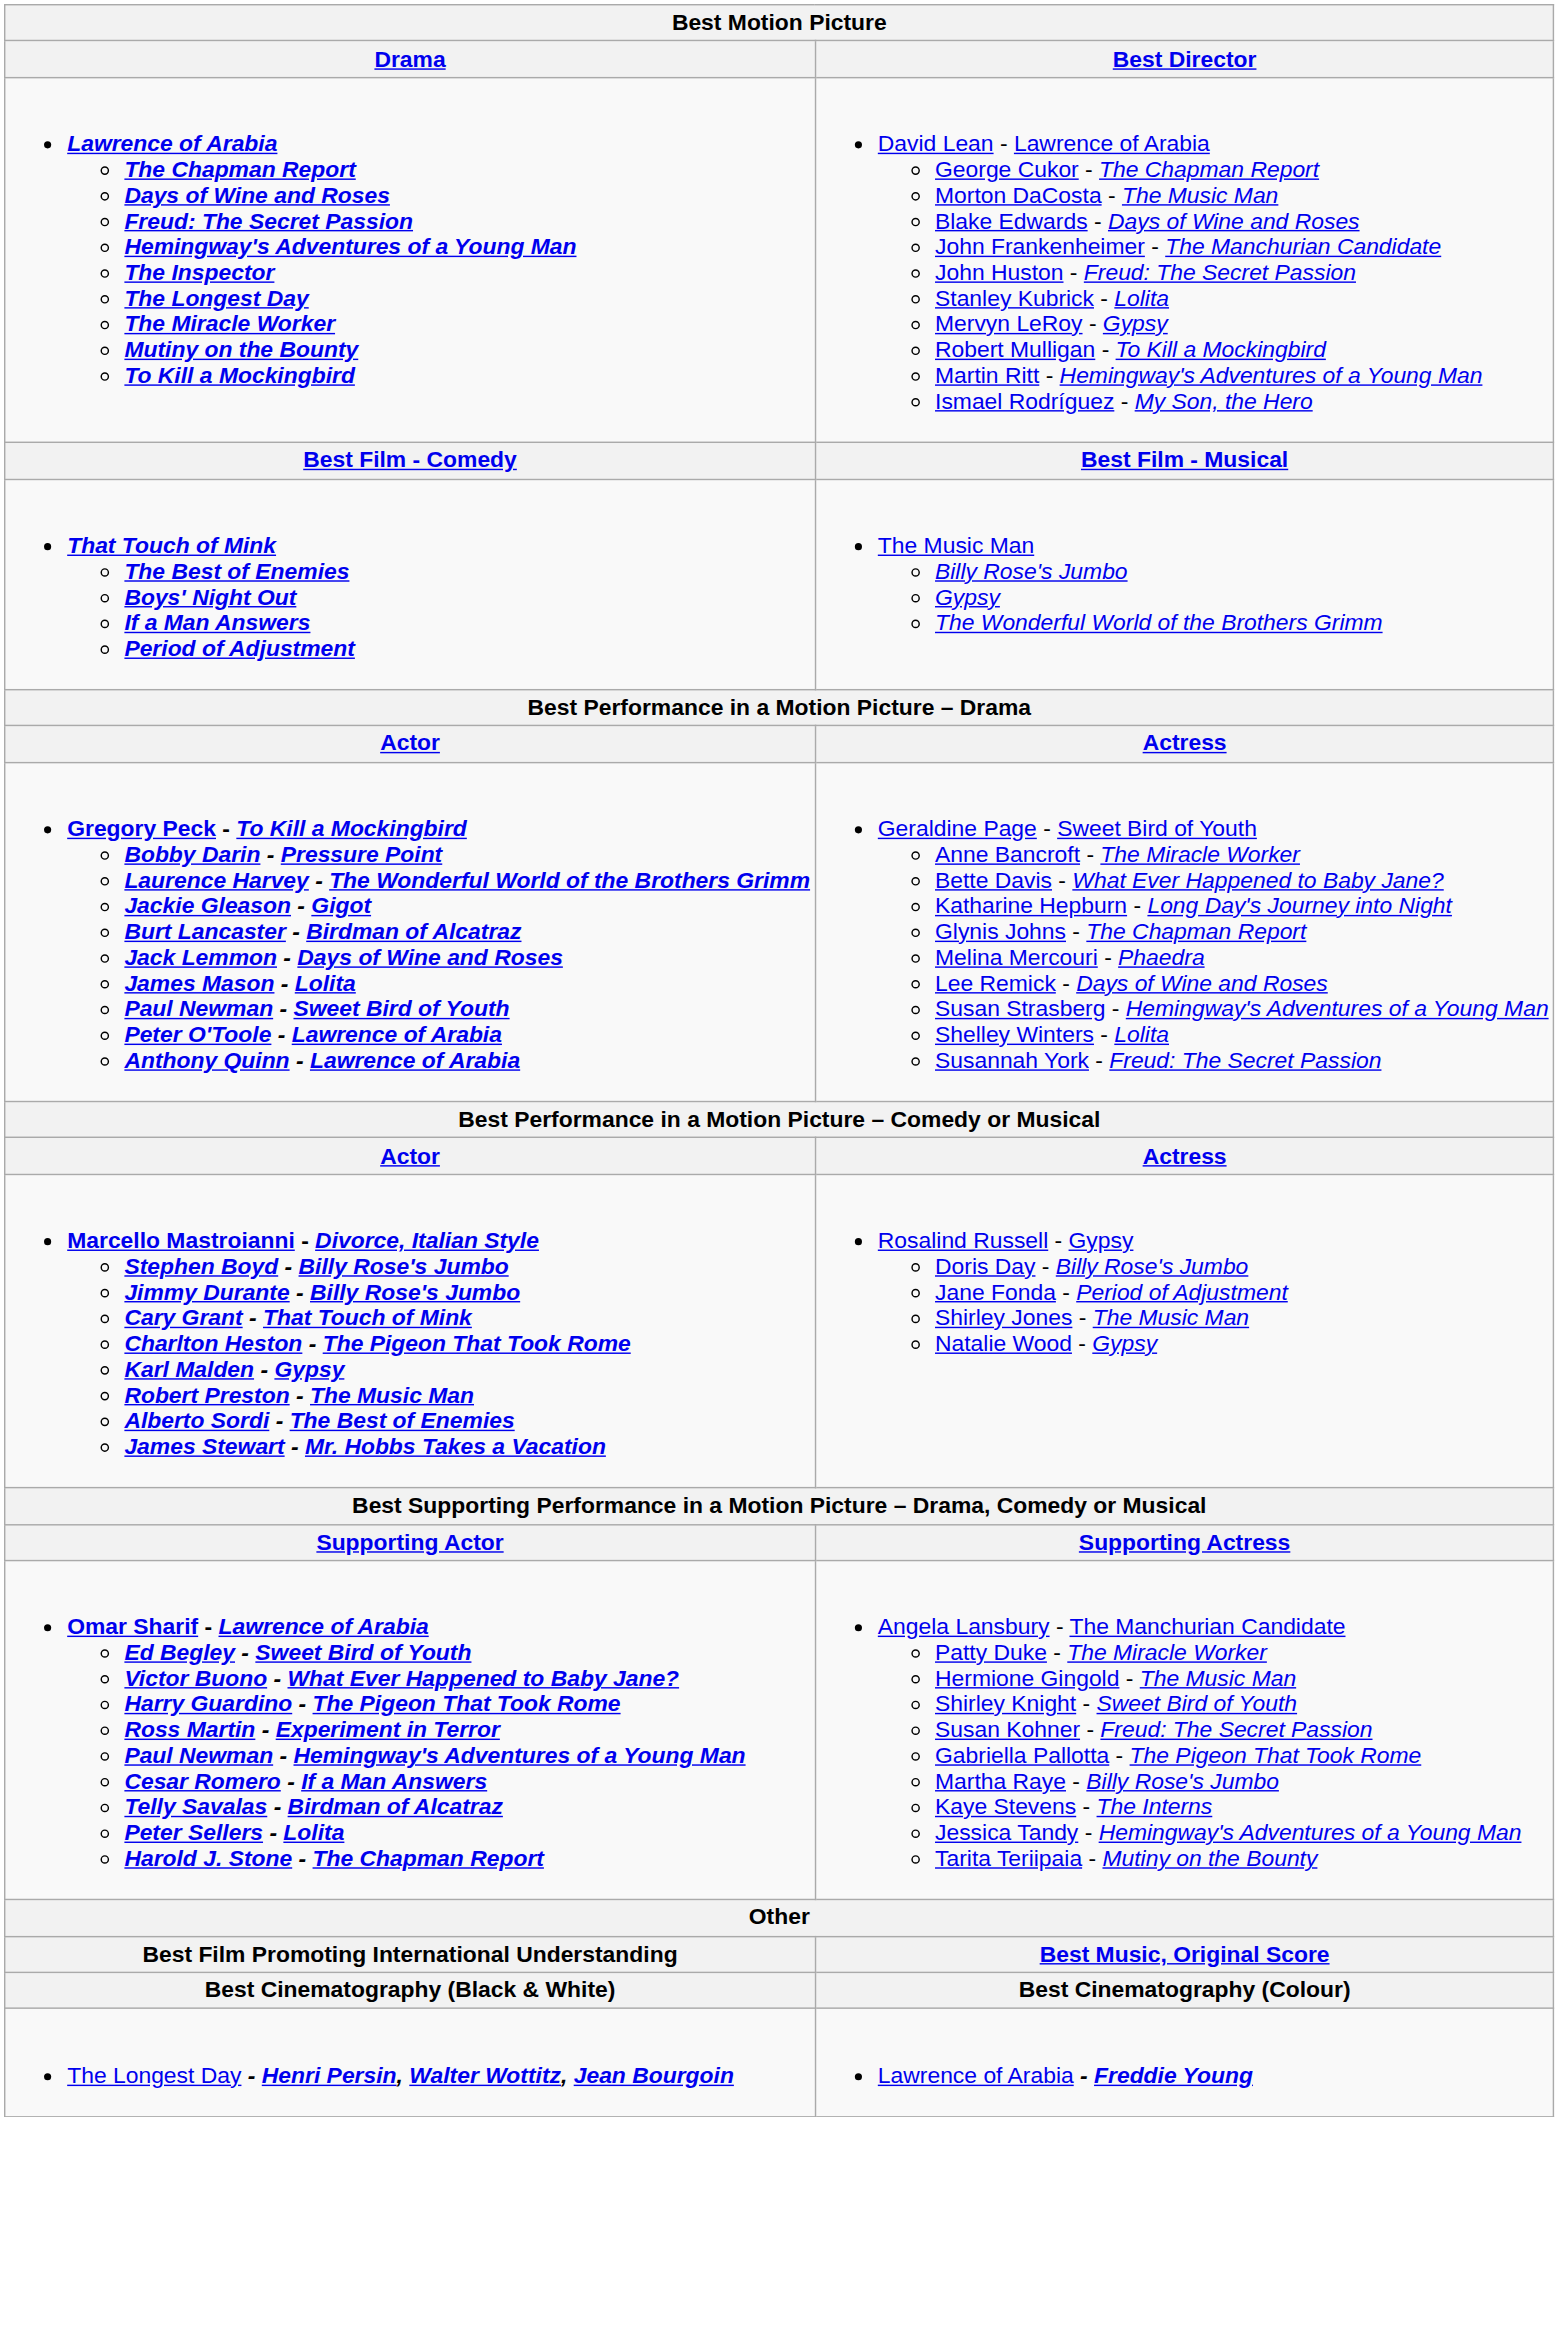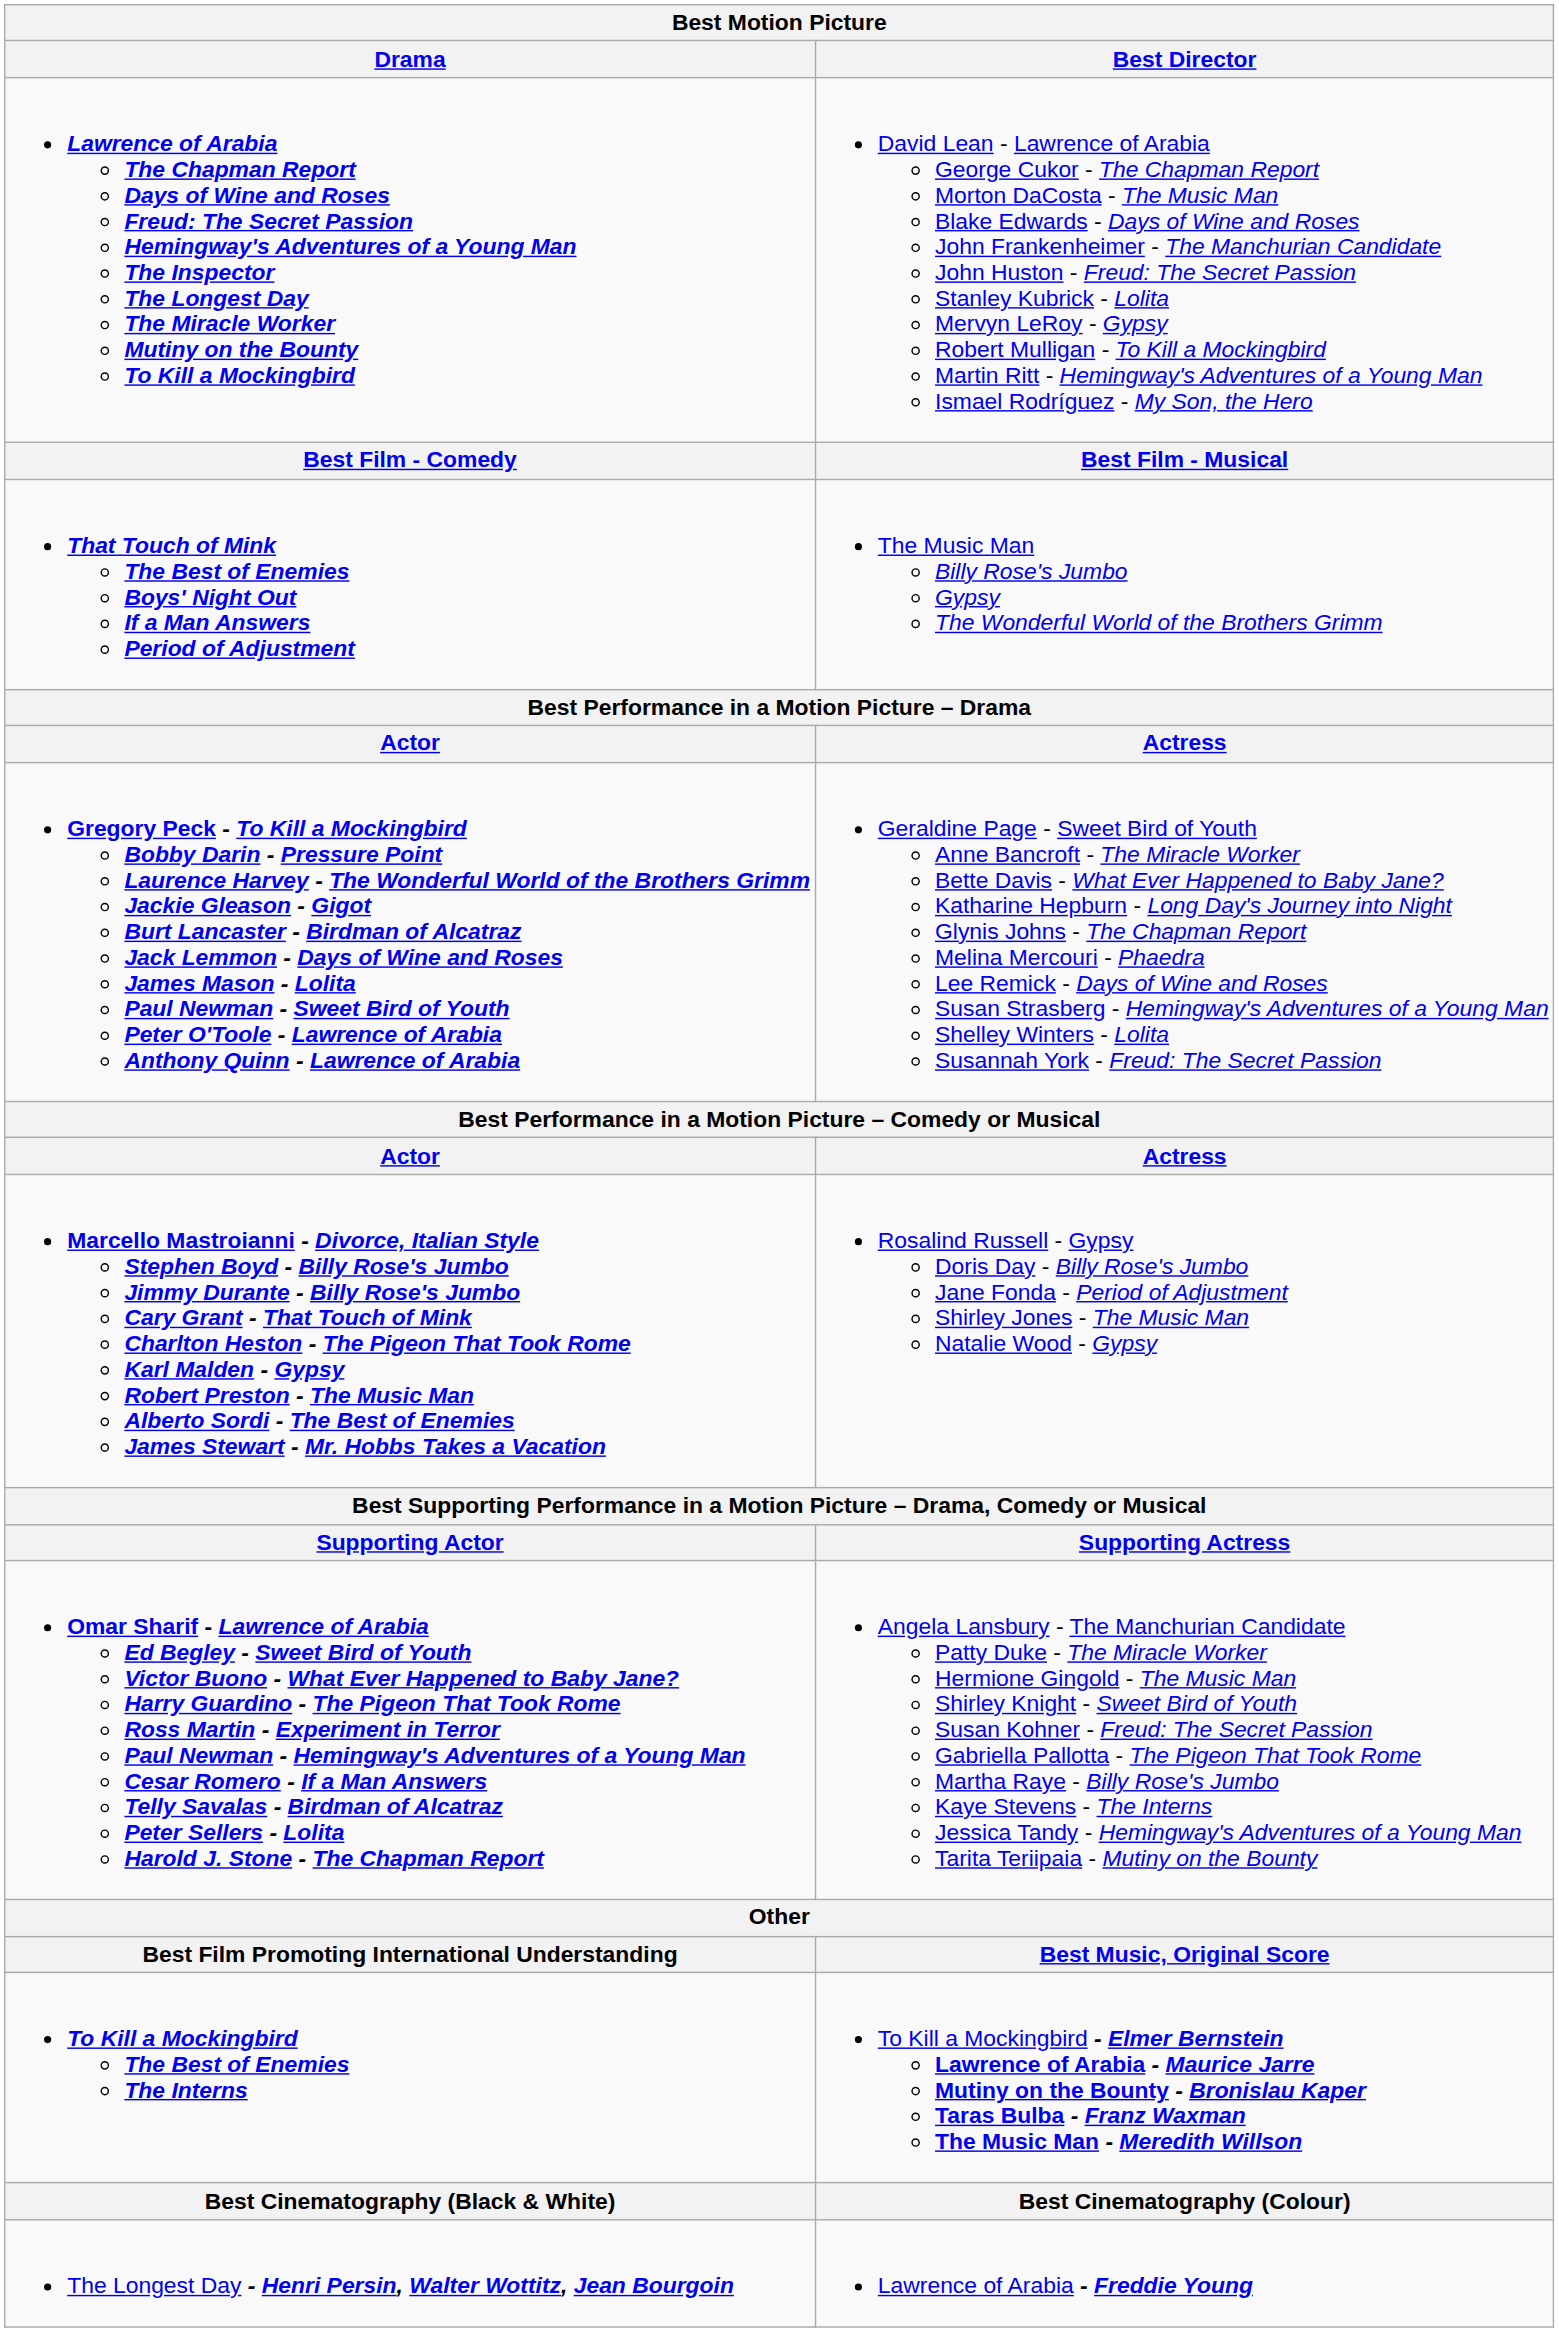+ row: (410, 2065)
